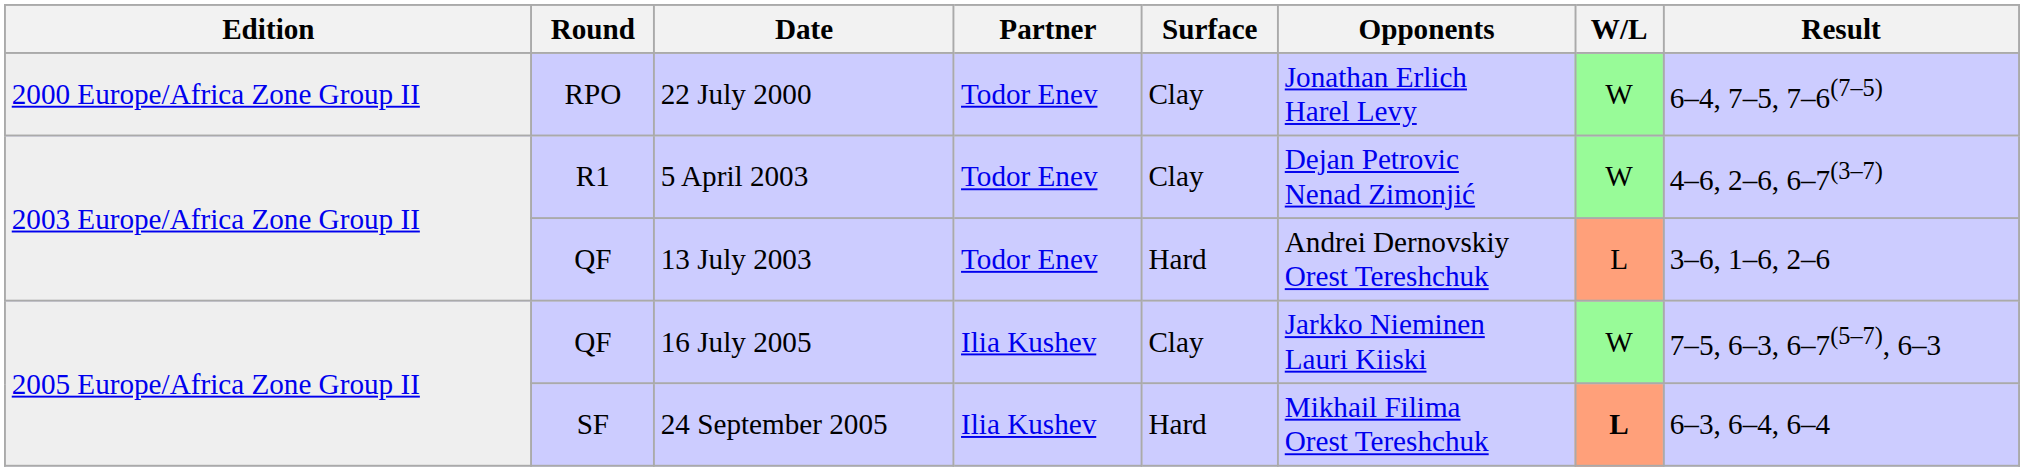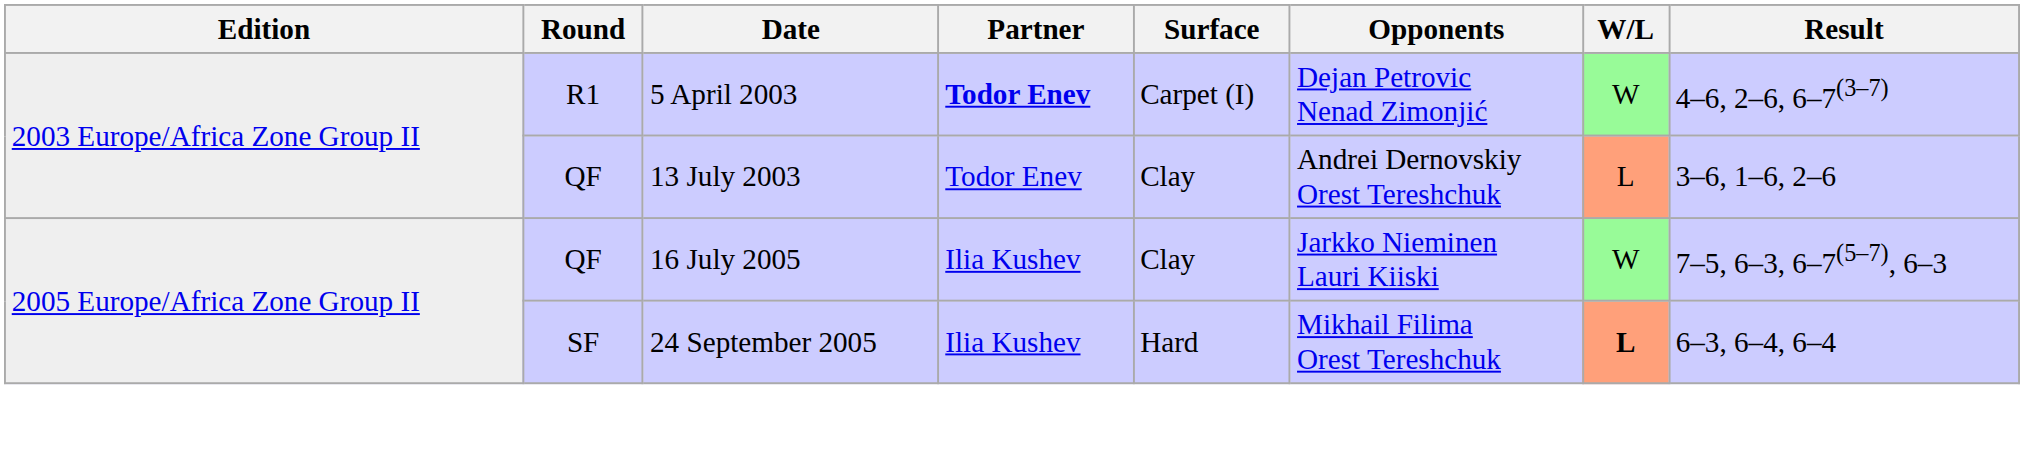- row: (736, 94)
(1029, 176) normal -> (1018, 94) bold
(1176, 176) Clay -> (1197, 94) Carpet (I)
(1178, 259) Hard -> (1168, 176) Clay
